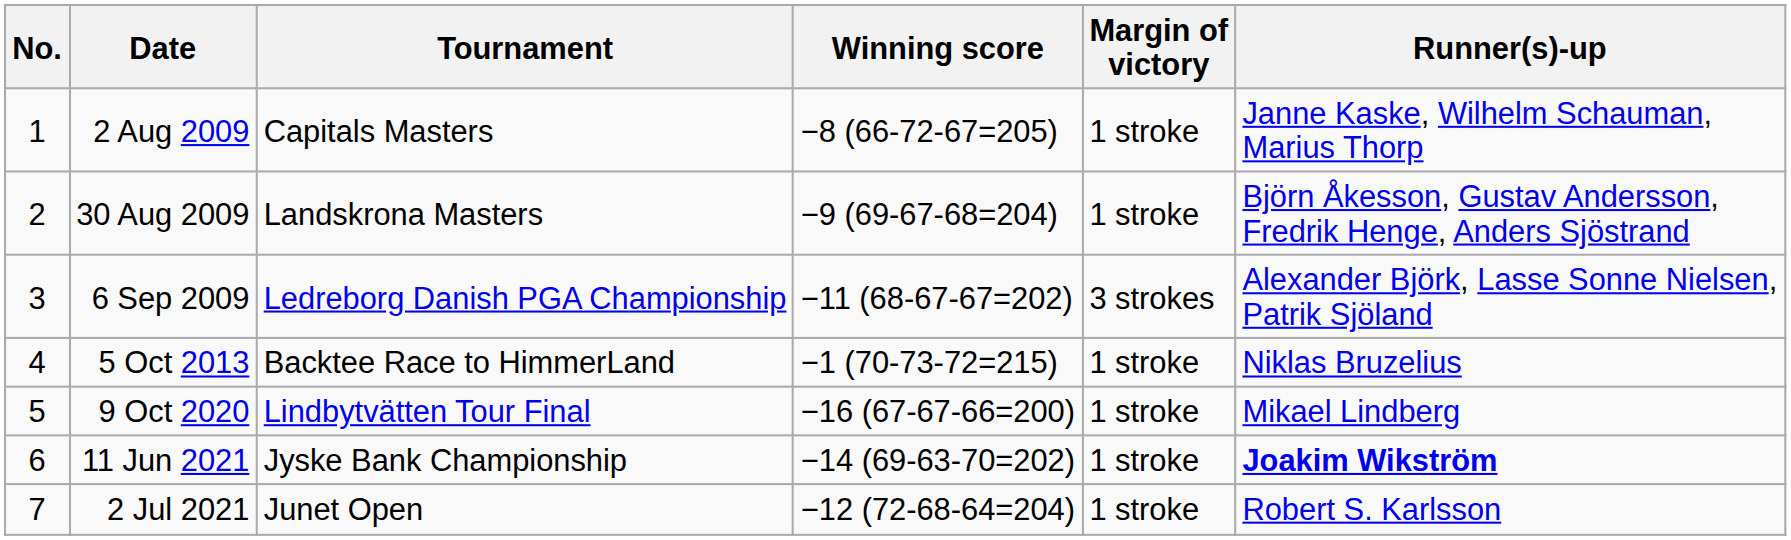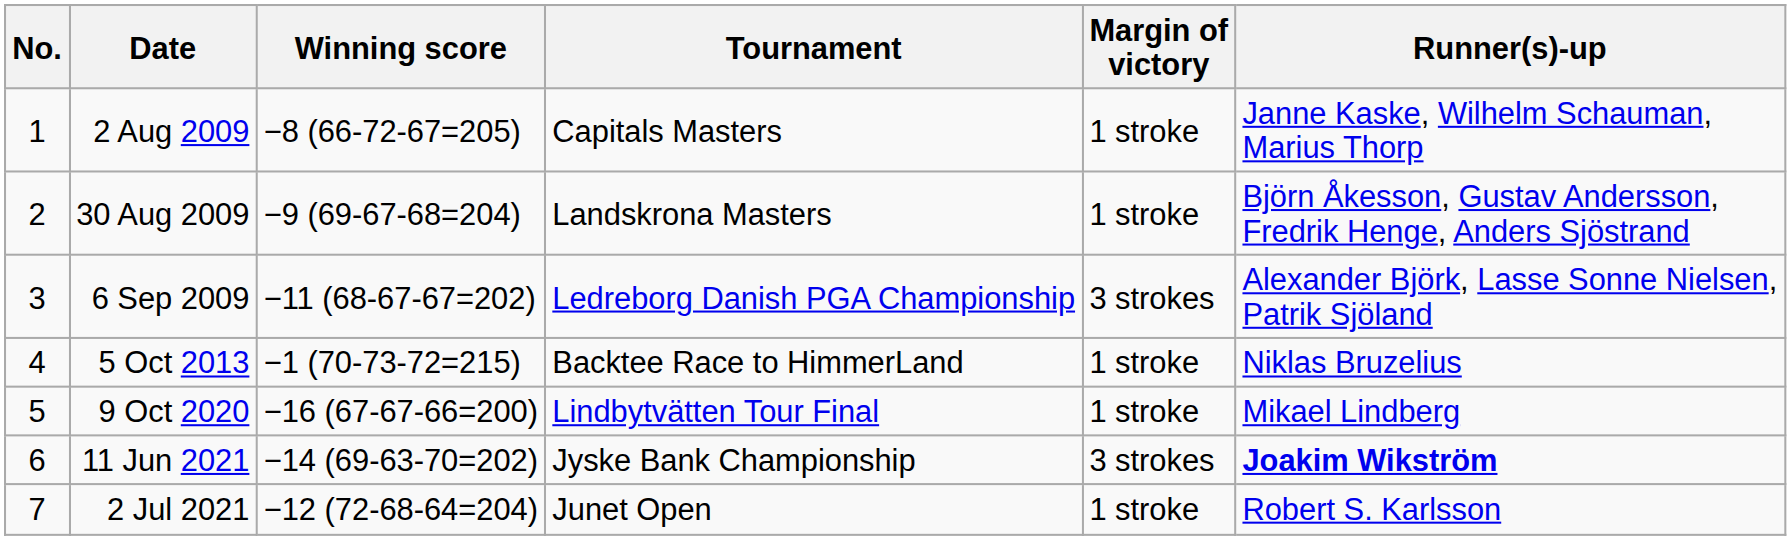columns swapped: (525, 47) <-> (938, 47)
(1144, 461) 1 stroke -> (1152, 461) 3 strokes
